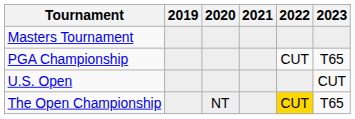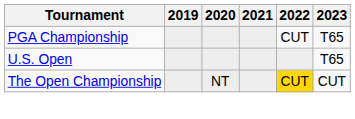- row: (71, 37)
(332, 81) CUT -> (332, 59) T65
(332, 103) T65 -> (332, 81) CUT
